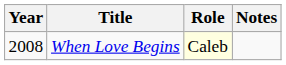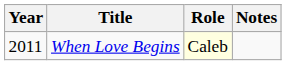(26, 45) 2008 -> (25, 45) 2011
